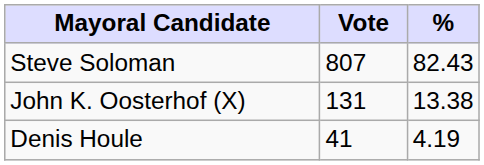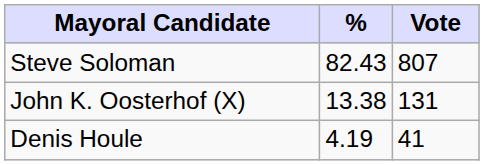columns swapped: (364, 23) <-> (443, 23)
